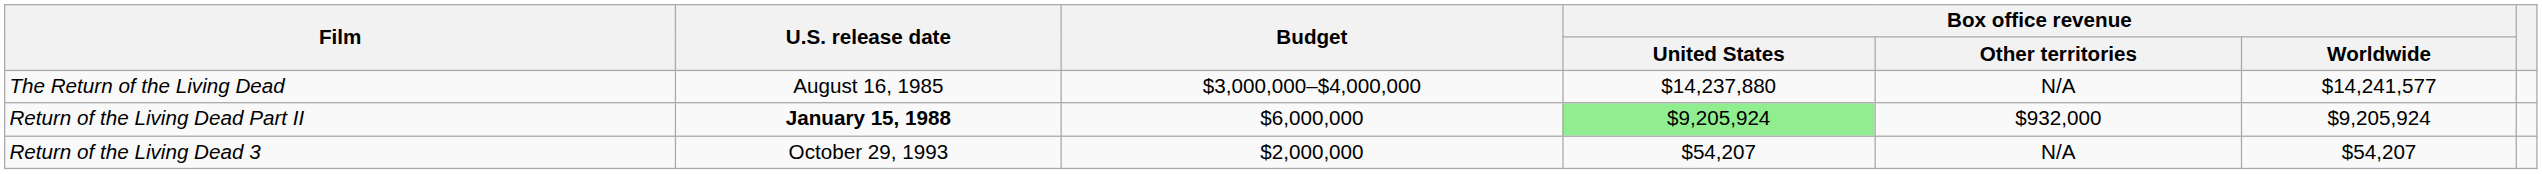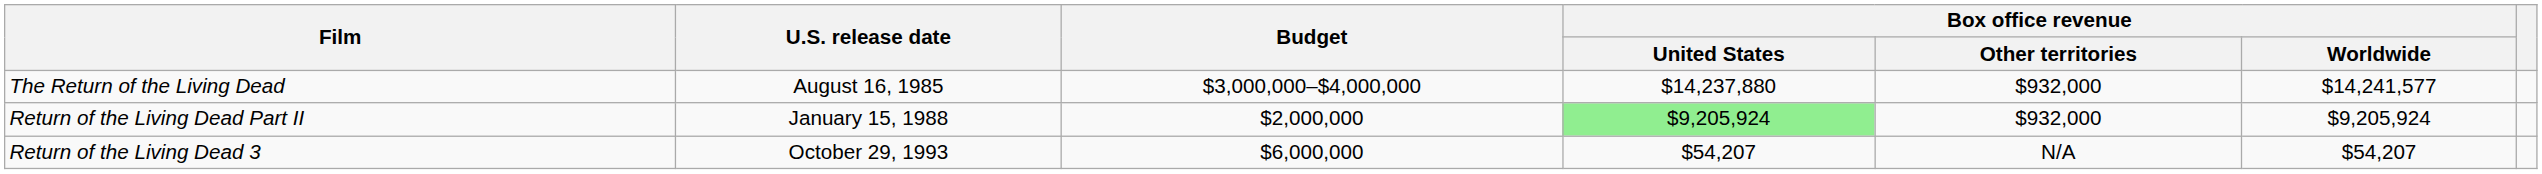(2058, 86) N/A -> (2058, 86) $932,000
(868, 119) bold -> (868, 119) normal
(1312, 119) $6,000,000 -> (1312, 119) $2,000,000
(1312, 151) $2,000,000 -> (1312, 151) $6,000,000
